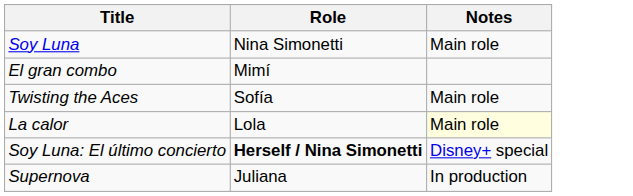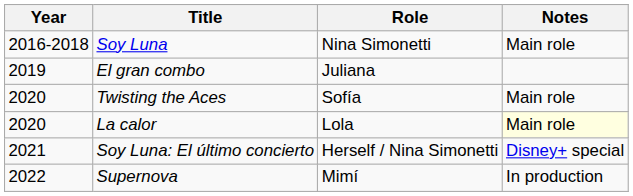+ column: (49, 17)
(252, 71) Mimí -> (348, 71) Juliana
(328, 151) bold -> (410, 151) normal
(260, 177) Juliana -> (340, 177) Mimí
